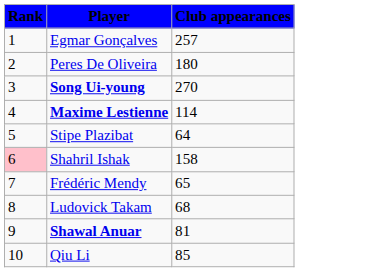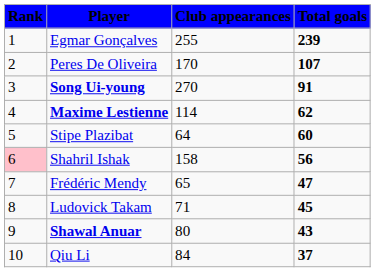+ column: (332, 16)
(186, 40) 257 -> (186, 40) 255
(186, 64) 180 -> (186, 64) 170
(183, 207) 68 -> (183, 207) 71
(183, 231) 81 -> (183, 231) 80
(183, 254) 85 -> (183, 254) 84
